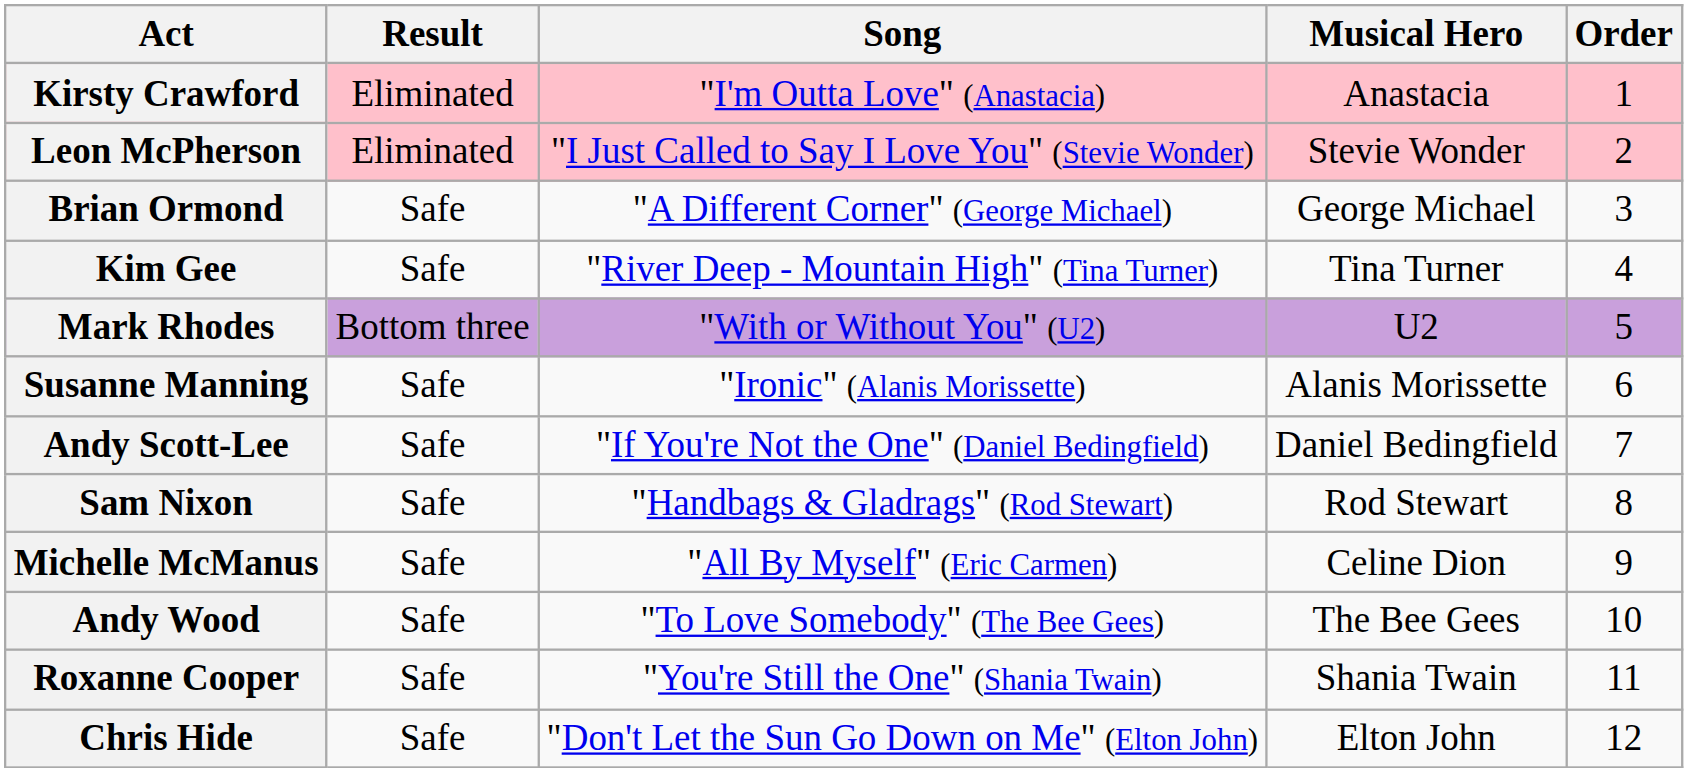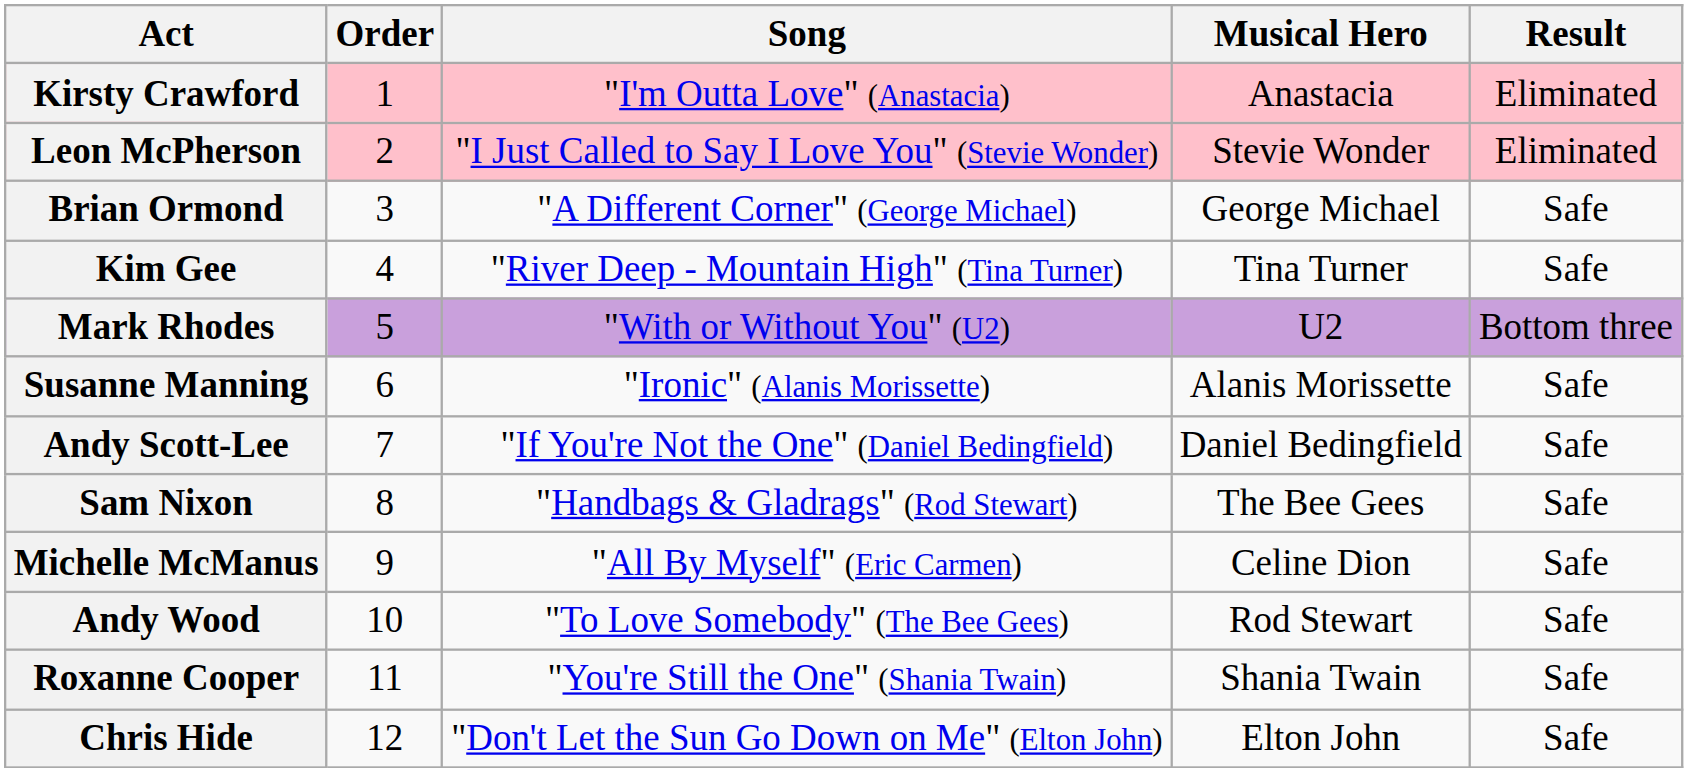columns swapped: (1624, 33) <-> (433, 33)
(1416, 502) Rod Stewart -> (1321, 502) The Bee Gees
(1416, 619) The Bee Gees -> (1321, 619) Rod Stewart
